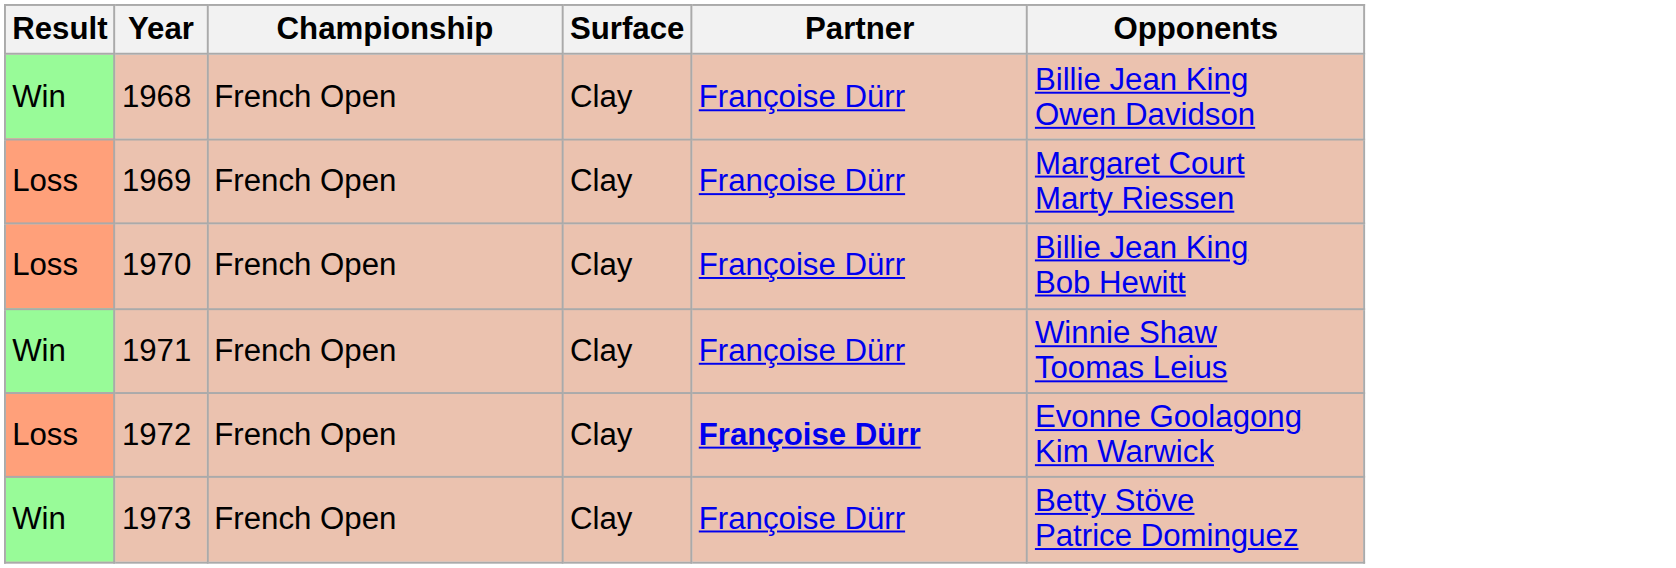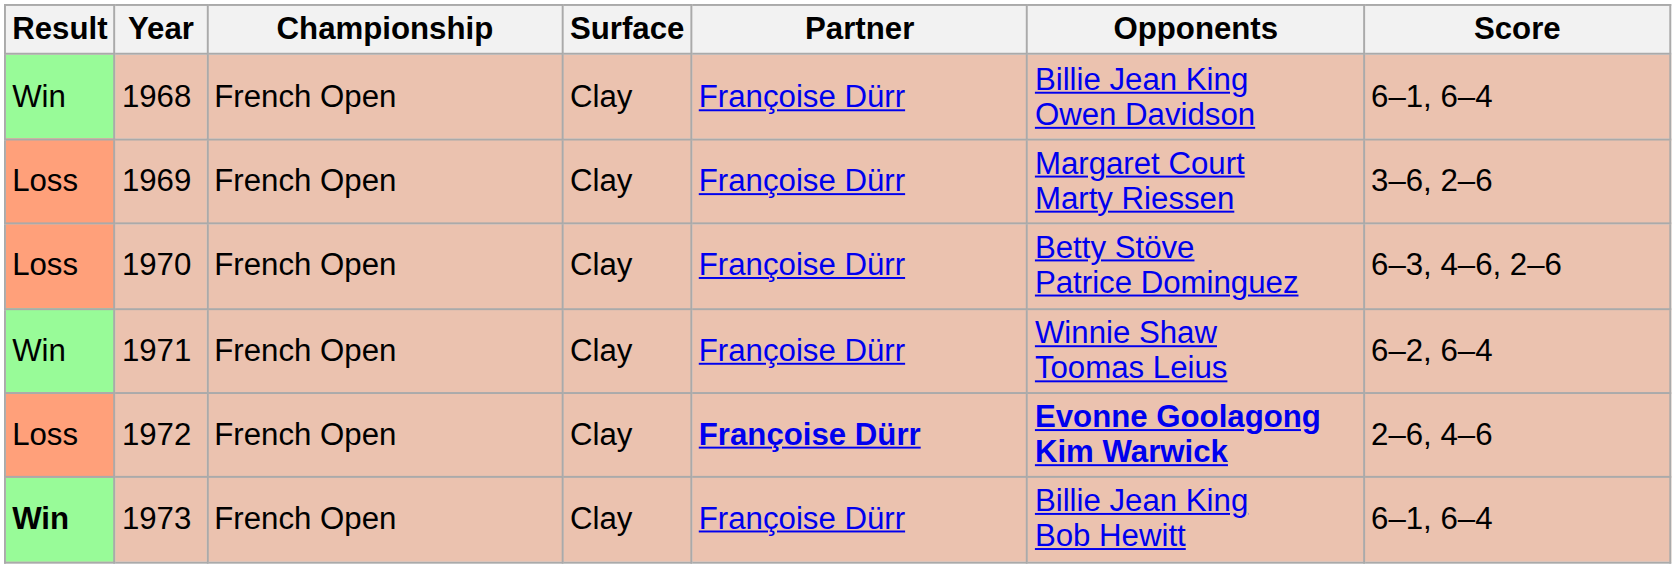+ column: (1517, 29)
(1142, 265) Billie Jean King Bob Hewitt -> (1167, 265) Betty Stöve Patrice Dominguez
(1168, 434) normal -> (1178, 434) bold
(39, 519) normal -> (41, 519) bold
(1167, 519) Betty Stöve Patrice Dominguez -> (1142, 519) Billie Jean King Bob Hewitt
